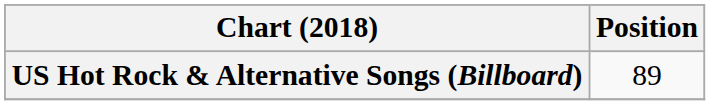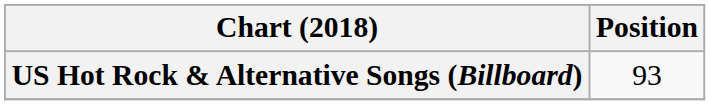(647, 74) 89 -> (647, 74) 93
